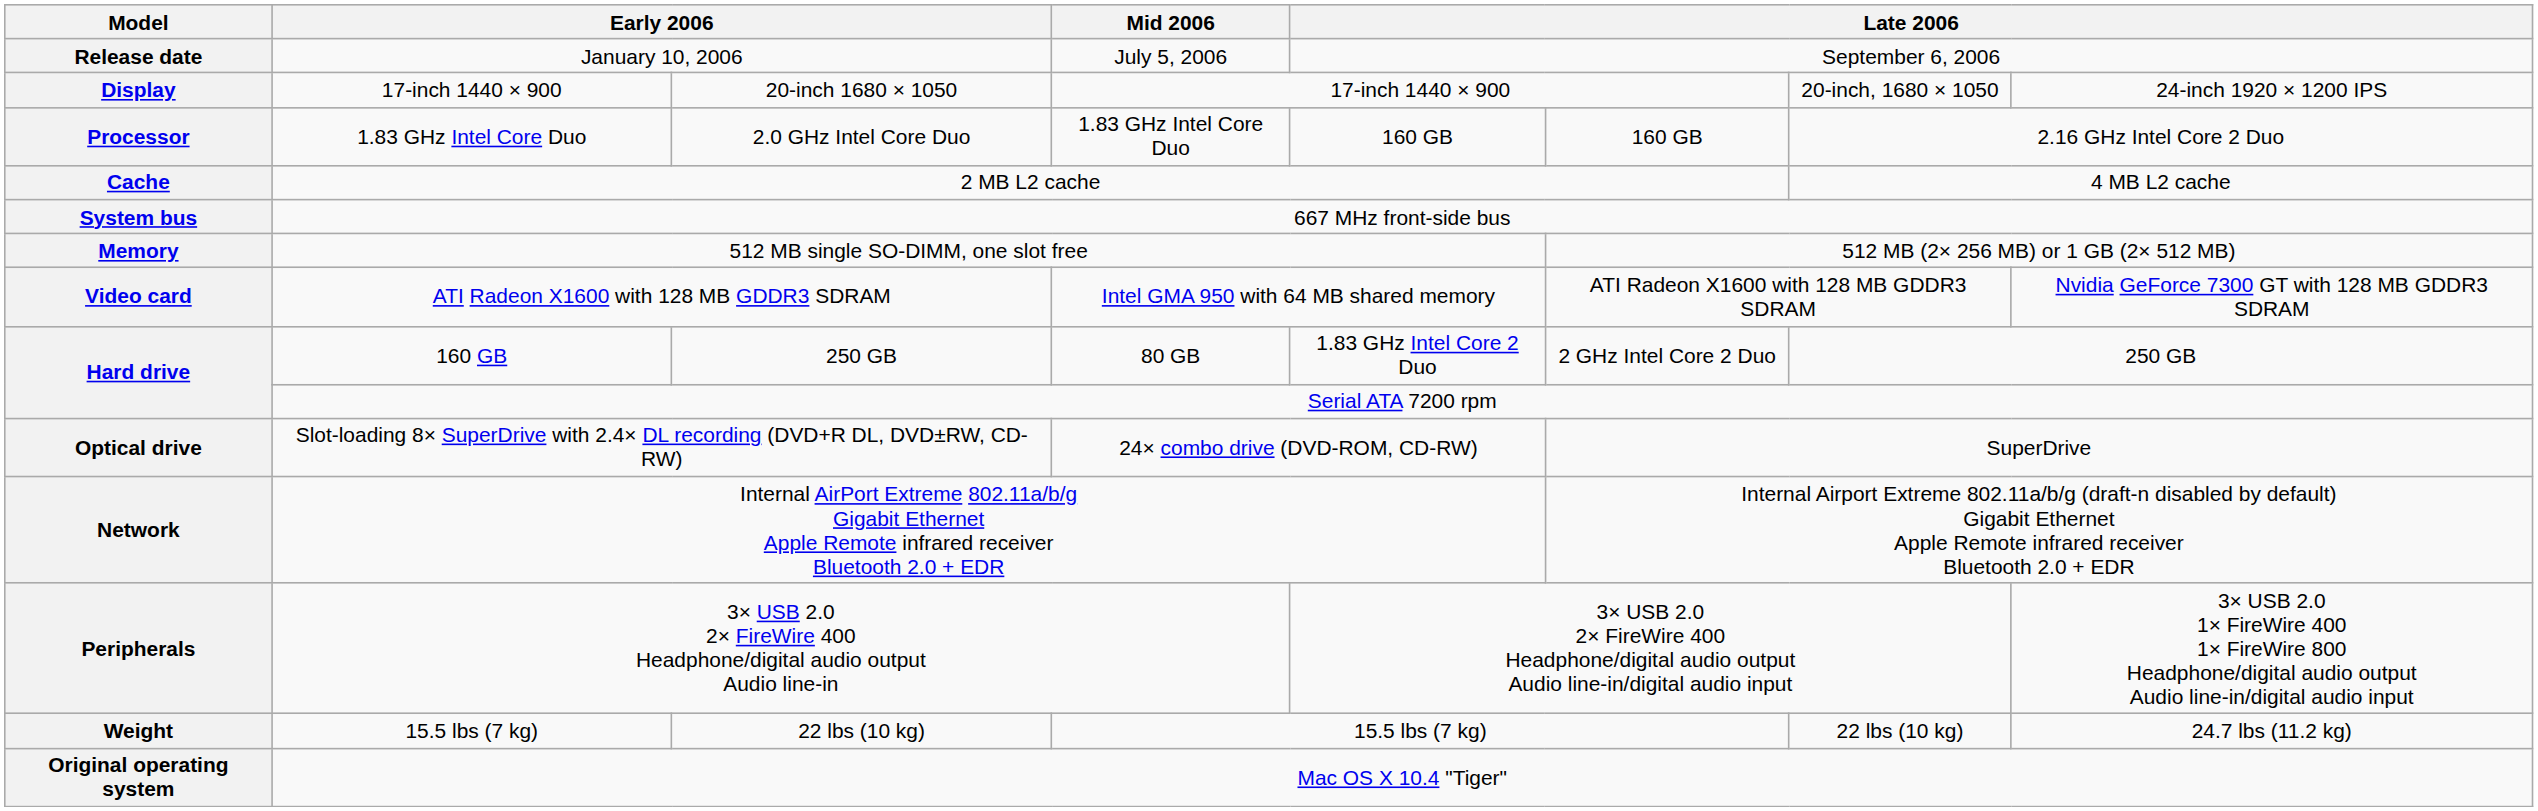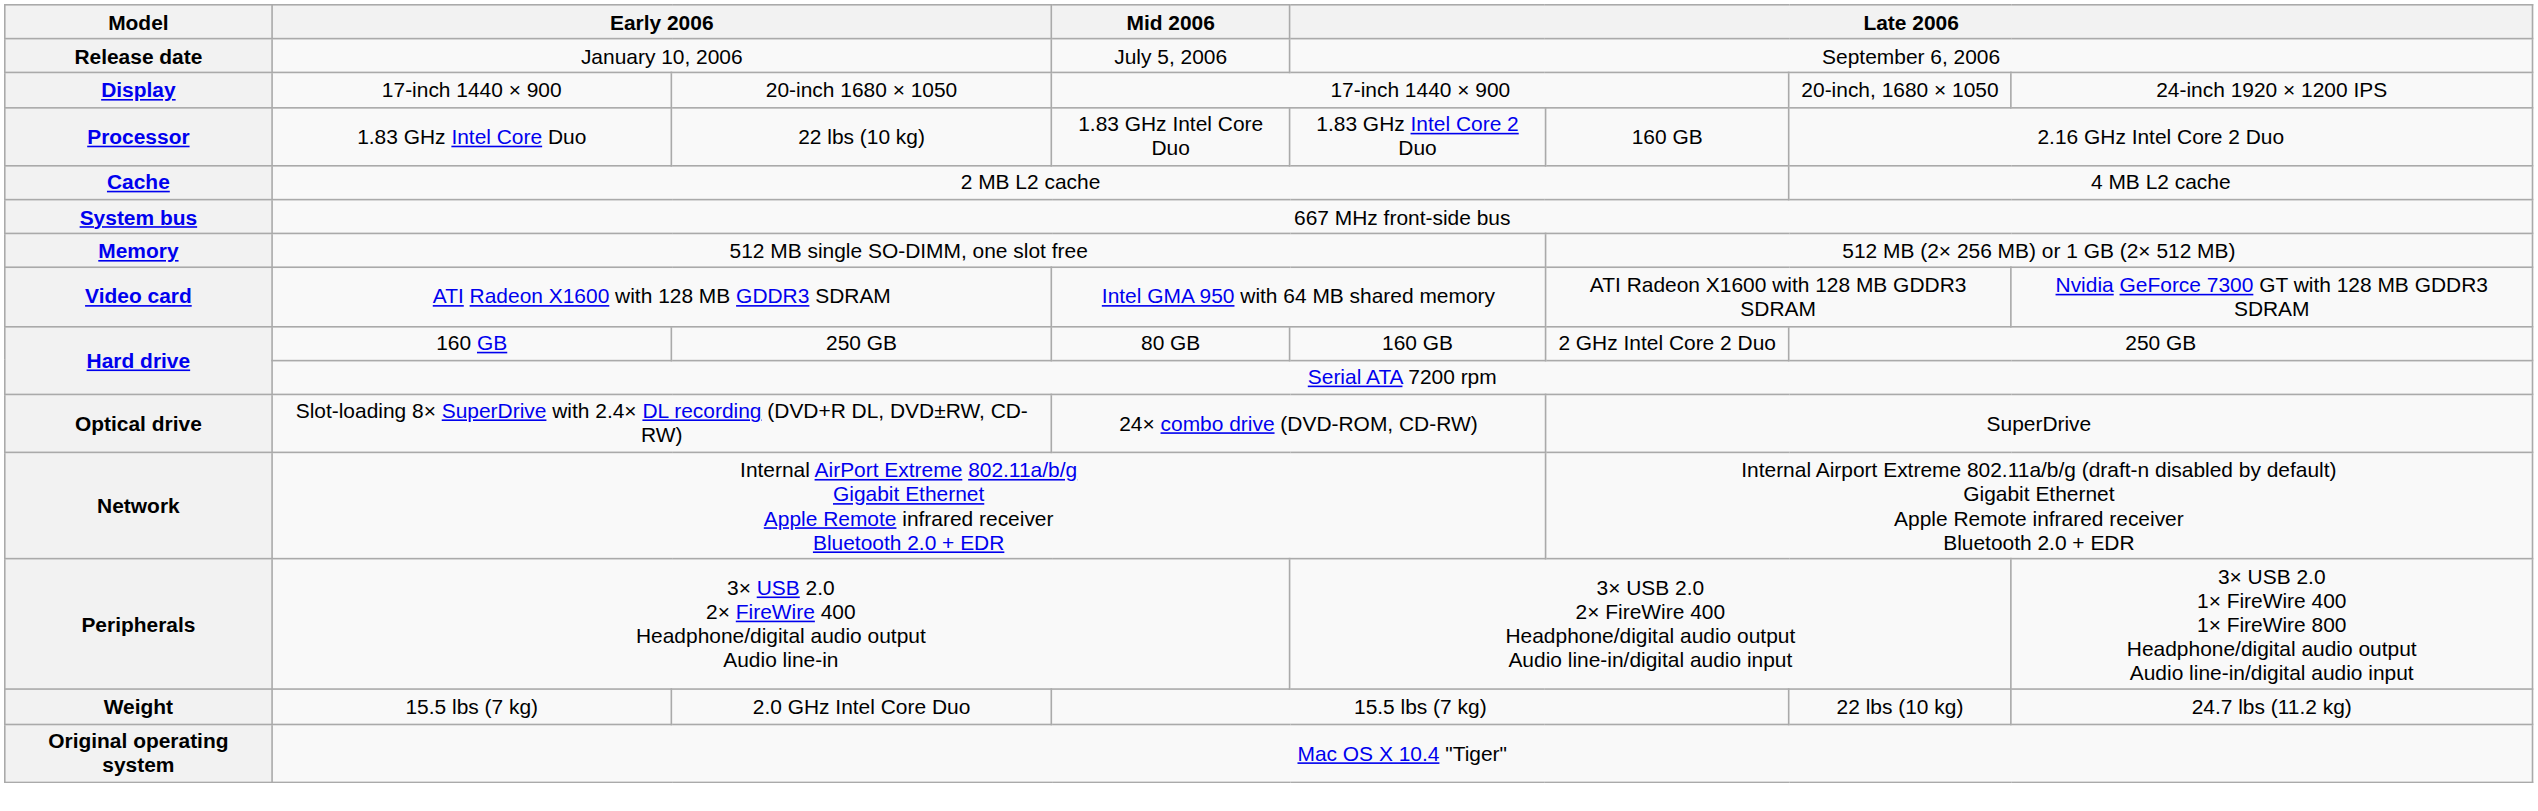(862, 136) 2.0 GHz Intel Core Duo -> (862, 136) 22 lbs (10 kg)
(1418, 136) 160 GB -> (1418, 136) 1.83 GHz Intel Core 2 Duo
(1418, 355) 1.83 GHz Intel Core 2 Duo -> (1418, 343) 160 GB
(862, 731) 22 lbs (10 kg) -> (862, 707) 2.0 GHz Intel Core Duo
